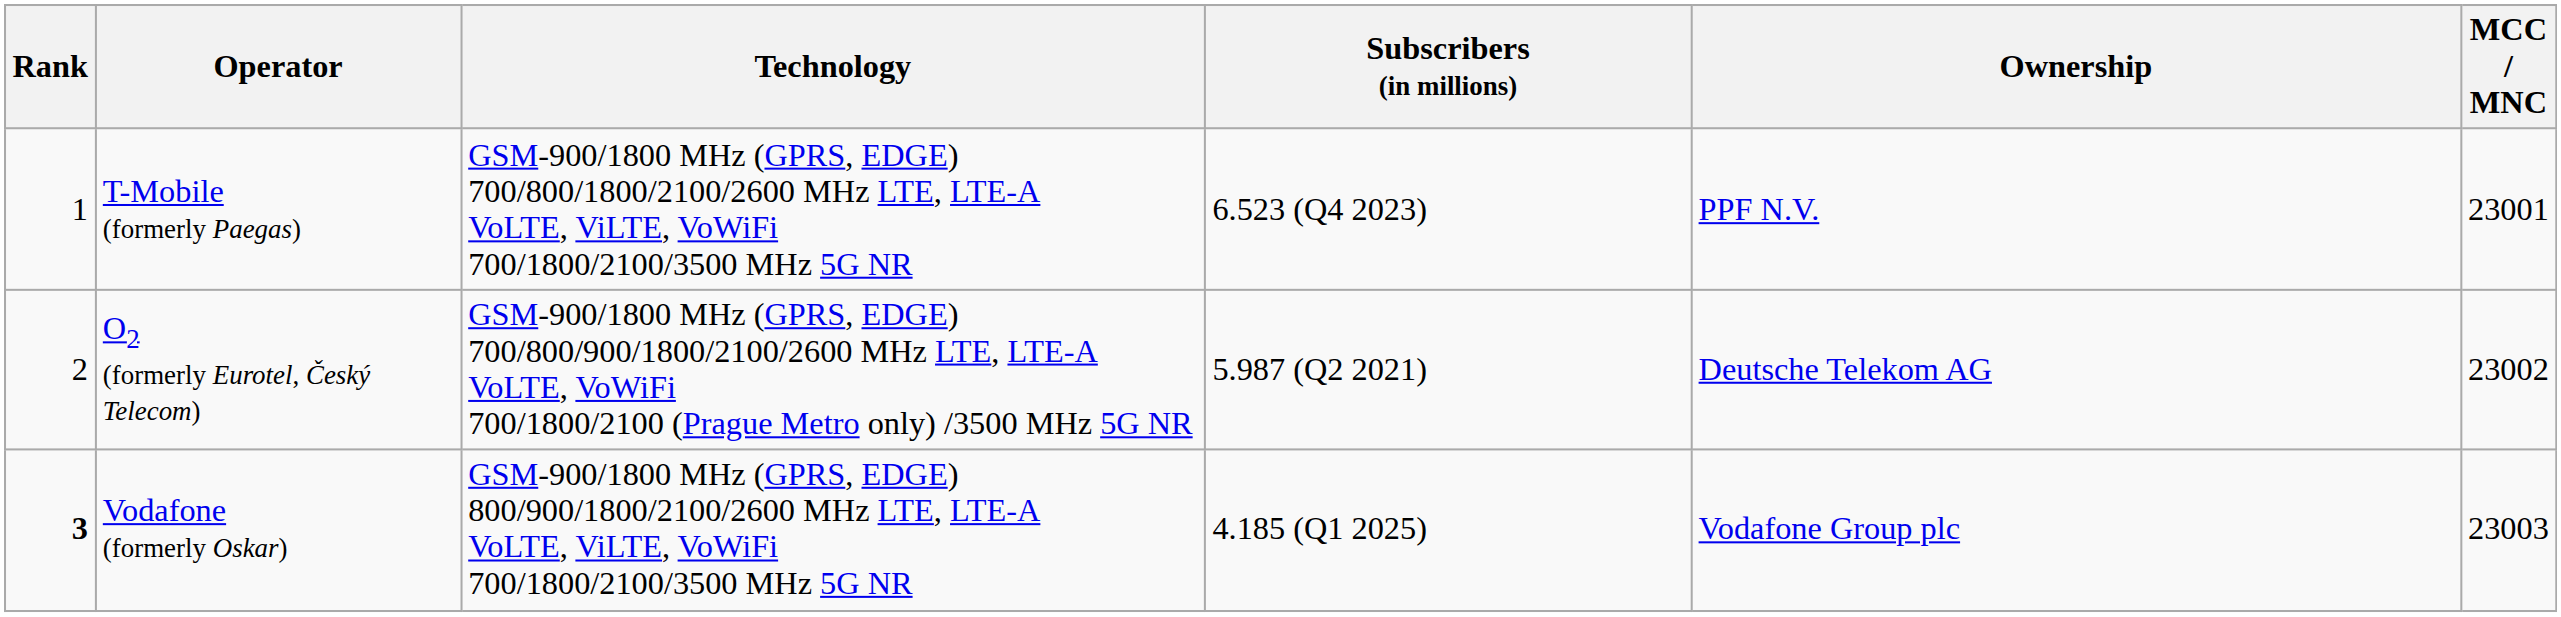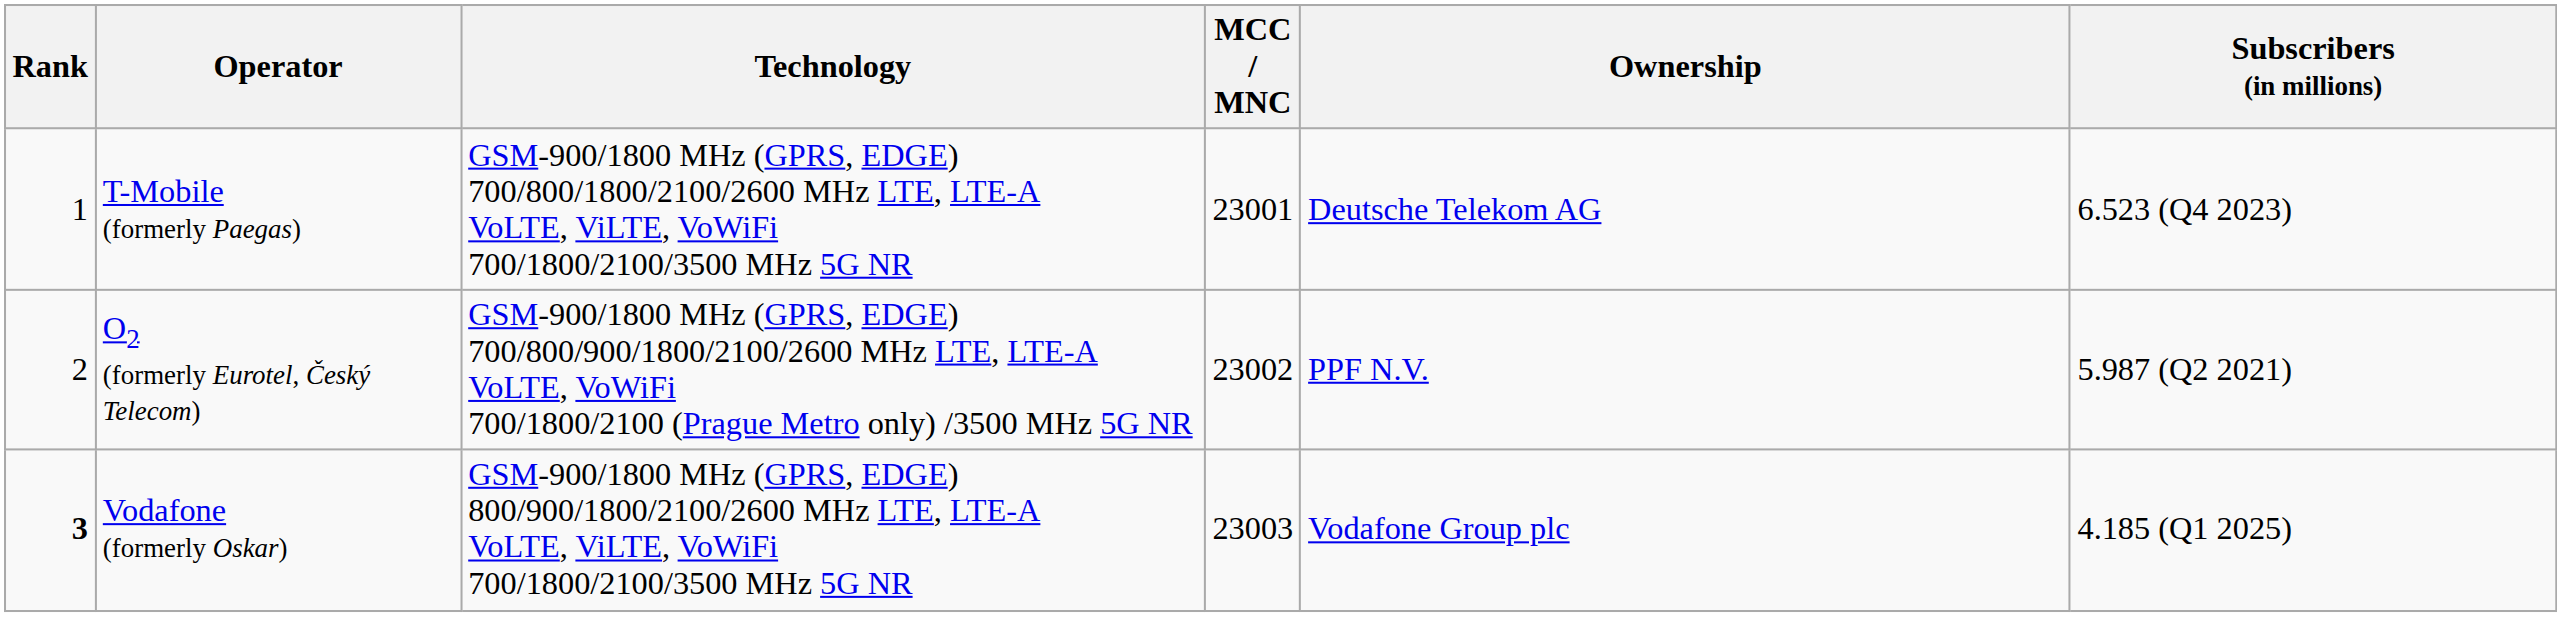columns swapped: (1448, 66) <-> (2508, 66)
(1759, 208) PPF N.V. -> (1455, 208) Deutsche Telekom AG
(1845, 368) Deutsche Telekom AG -> (1368, 368) PPF N.V.
